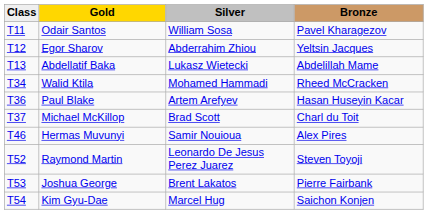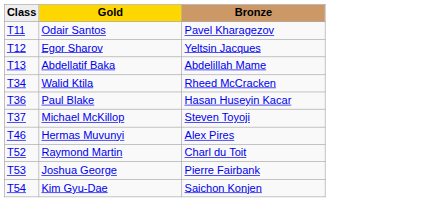- column: (230, 13)
(328, 118) Charl du Toit -> (217, 118) Steven Toyoji
(330, 159) Steven Toyoji -> (215, 153) Charl du Toit
